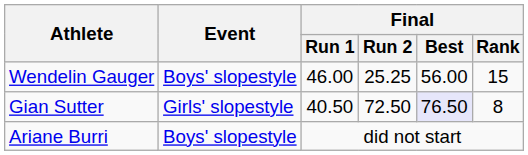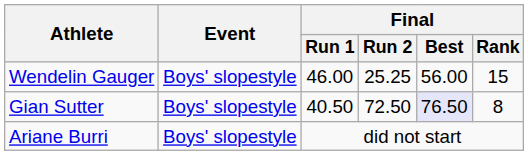(228, 107) Girls' slopestyle -> (230, 107) Boys' slopestyle
